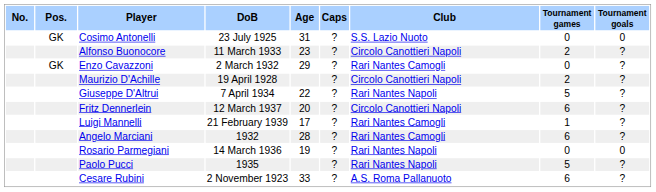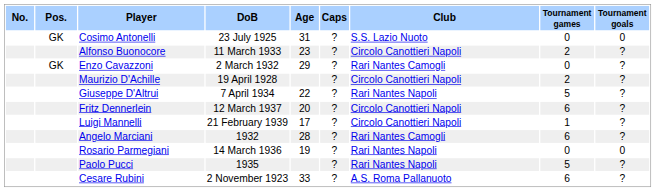(398, 122) Rari Nantes Camogli -> (406, 122) Circolo Canottieri Napoli
